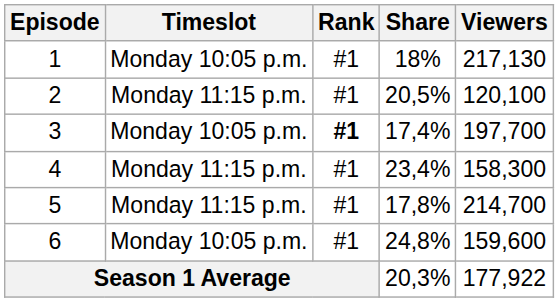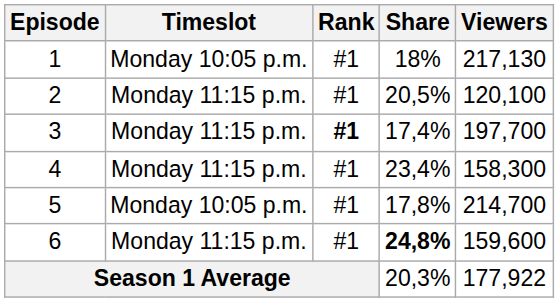(209, 132) Monday 10:05 p.m. -> (209, 132) Monday 11:15 p.m.
(209, 205) Monday 11:15 p.m. -> (209, 205) Monday 10:05 p.m.
(209, 242) Monday 10:05 p.m. -> (209, 242) Monday 11:15 p.m.
(418, 242) normal -> (418, 242) bold
